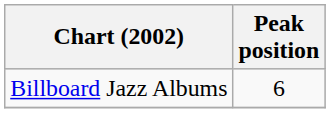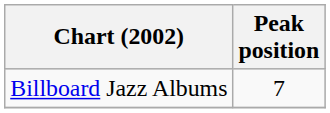(279, 88) 6 -> (279, 88) 7
